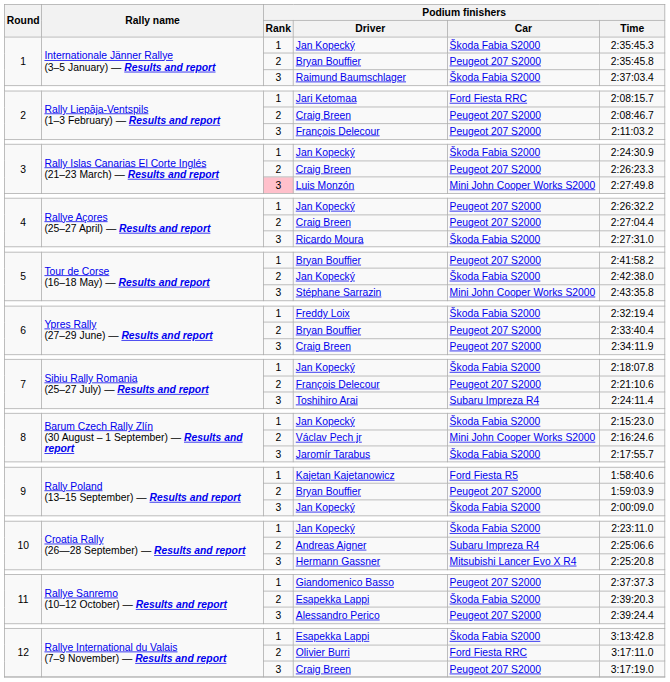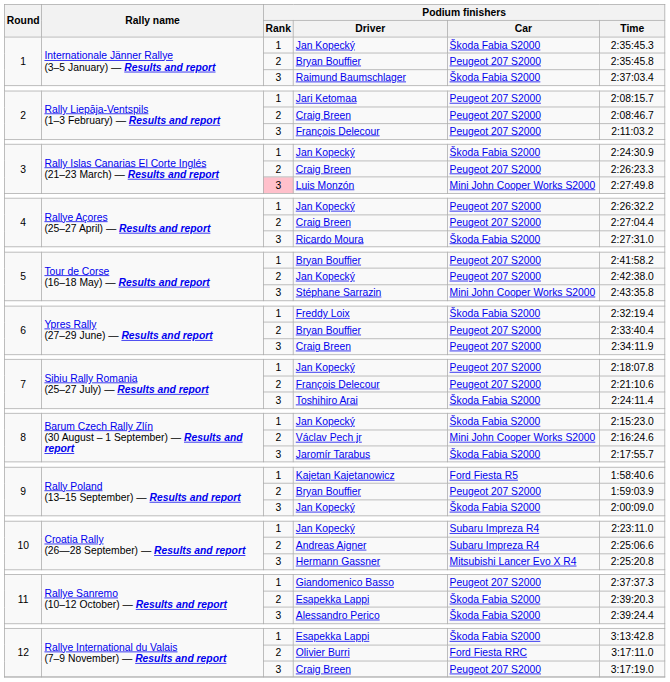(488, 98) Ford Fiesta RRC -> (495, 98) Peugeot 207 S2000
(495, 276) Škoda Fabia S2000 -> (495, 276) Peugeot 207 S2000
(495, 367) Škoda Fabia S2000 -> (495, 367) Peugeot 207 S2000
(494, 400) Subaru Impreza R4 -> (495, 400) Škoda Fabia S2000
(495, 529) Škoda Fabia S2000 -> (494, 529) Subaru Impreza R4
(495, 615) Peugeot 207 S2000 -> (495, 615) Škoda Fabia S2000
